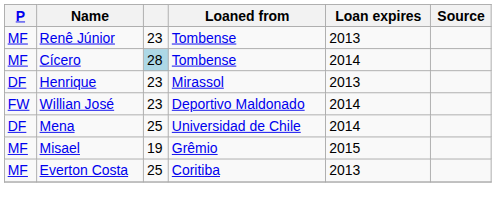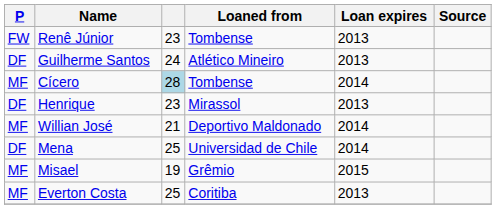(18, 38) MF -> (19, 38) FW
+ row: (94, 60)
(19, 104) FW -> (18, 126) MF
(155, 104) 23 -> (173, 126) 21
